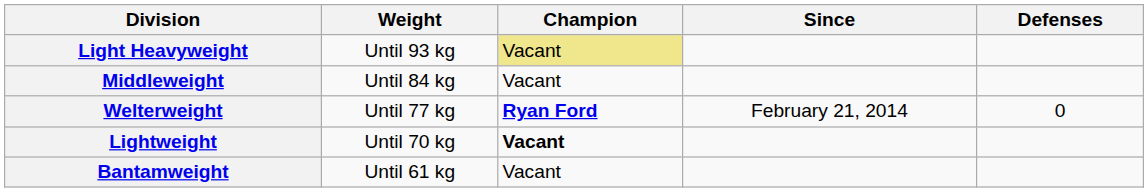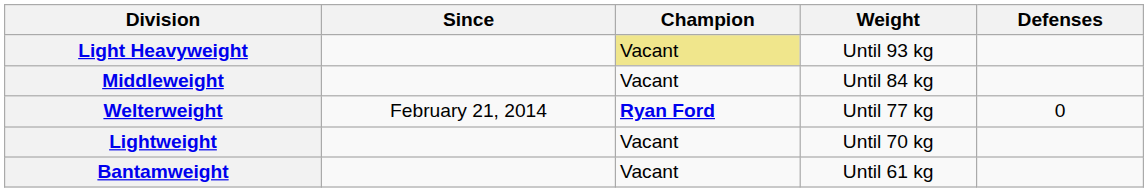columns swapped: (410, 19) <-> (829, 19)
(534, 141) bold -> (649, 141) normal
